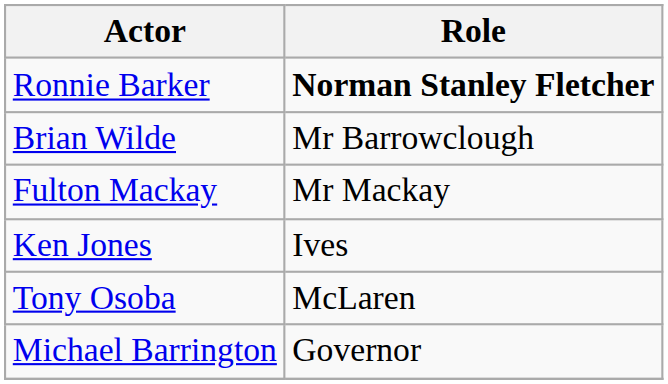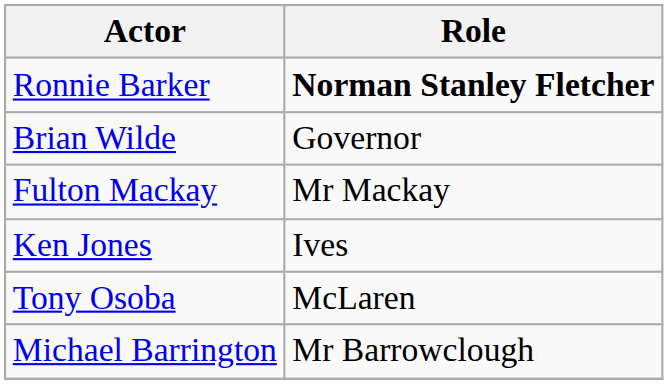(413, 137) Mr Barrowclough -> (357, 137) Governor
(357, 350) Governor -> (413, 350) Mr Barrowclough
